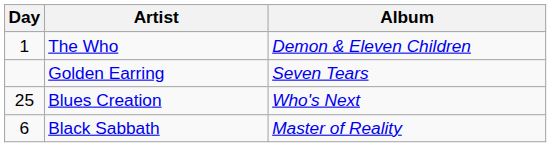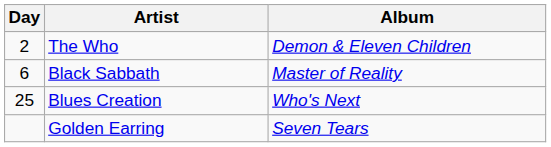(24, 45) 1 -> (24, 45) 2
rows swapped: (104, 127) <-> (106, 73)
